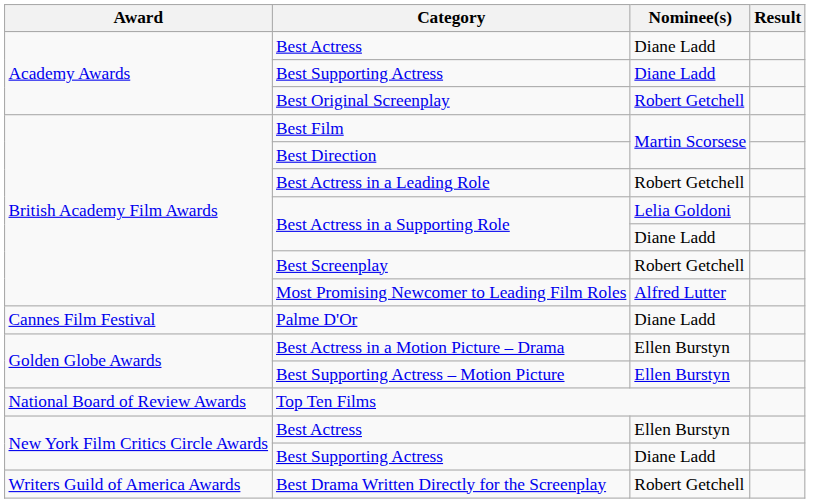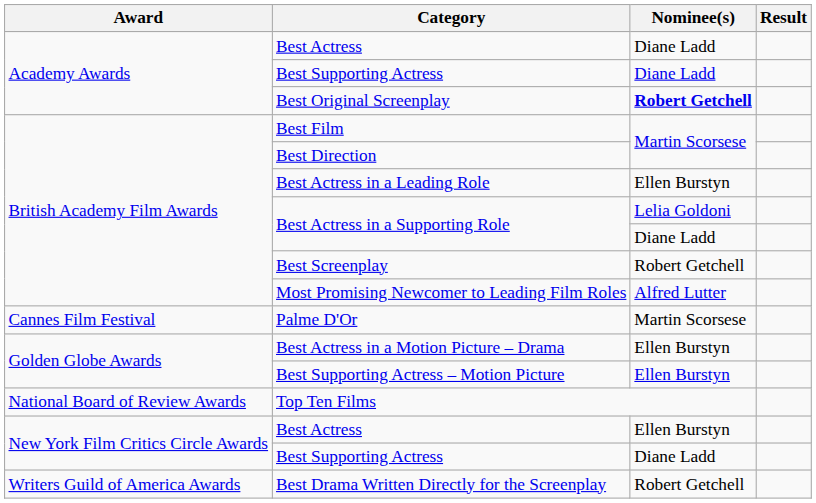(689, 100) normal -> (693, 100) bold
(689, 182) Robert Getchell -> (682, 182) Ellen Burstyn
(675, 319) Diane Ladd -> (690, 319) Martin Scorsese
